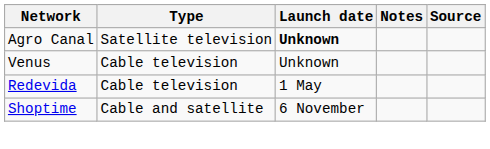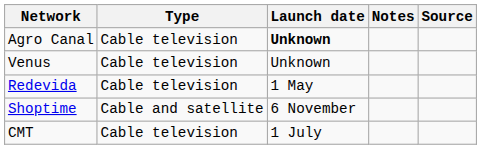(186, 40) Satellite television -> (169, 40) Cable television
+ row: (21, 133)
